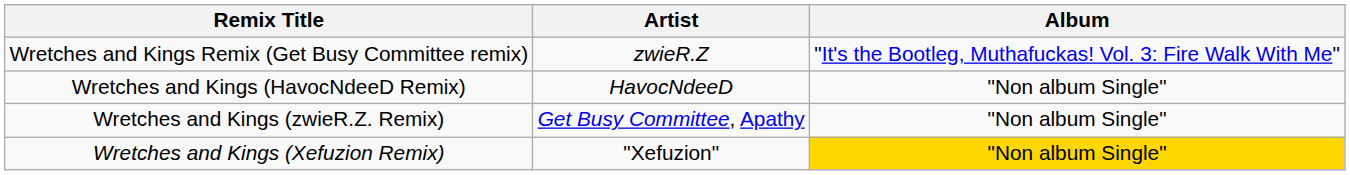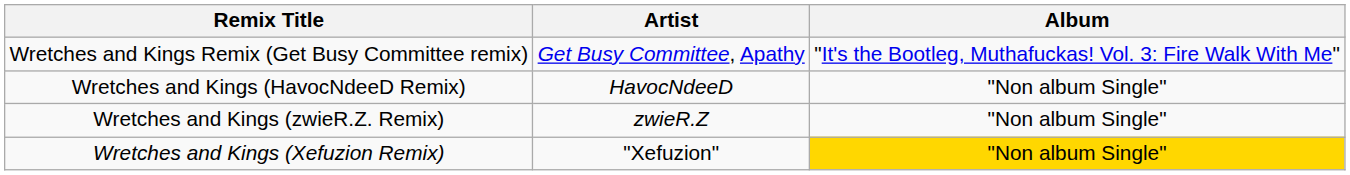(671, 53) zwieR.Z -> (671, 53) Get Busy Committee, Apathy
(671, 119) Get Busy Committee, Apathy -> (671, 119) zwieR.Z
